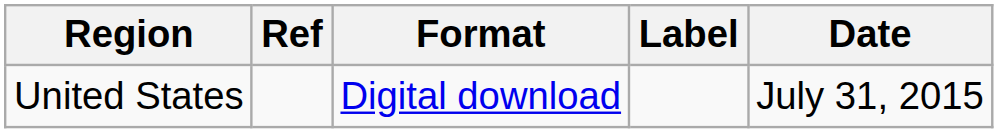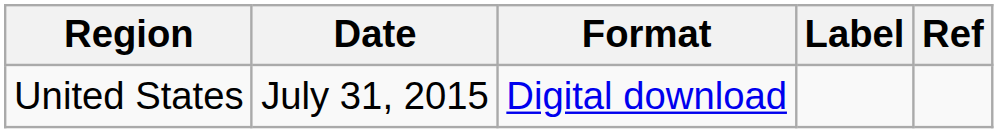columns swapped: (870, 34) <-> (292, 34)
